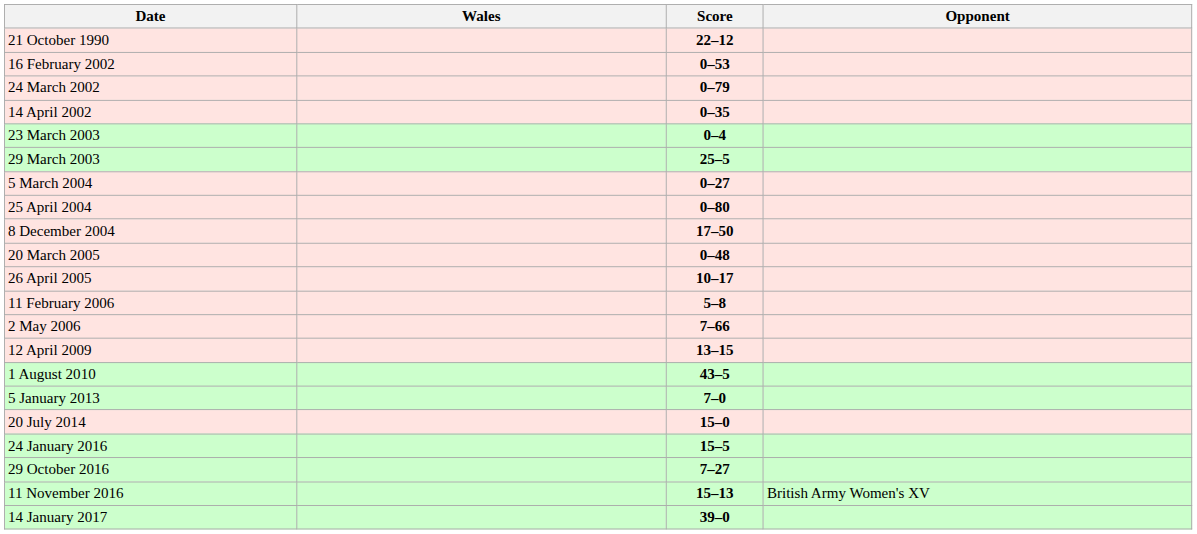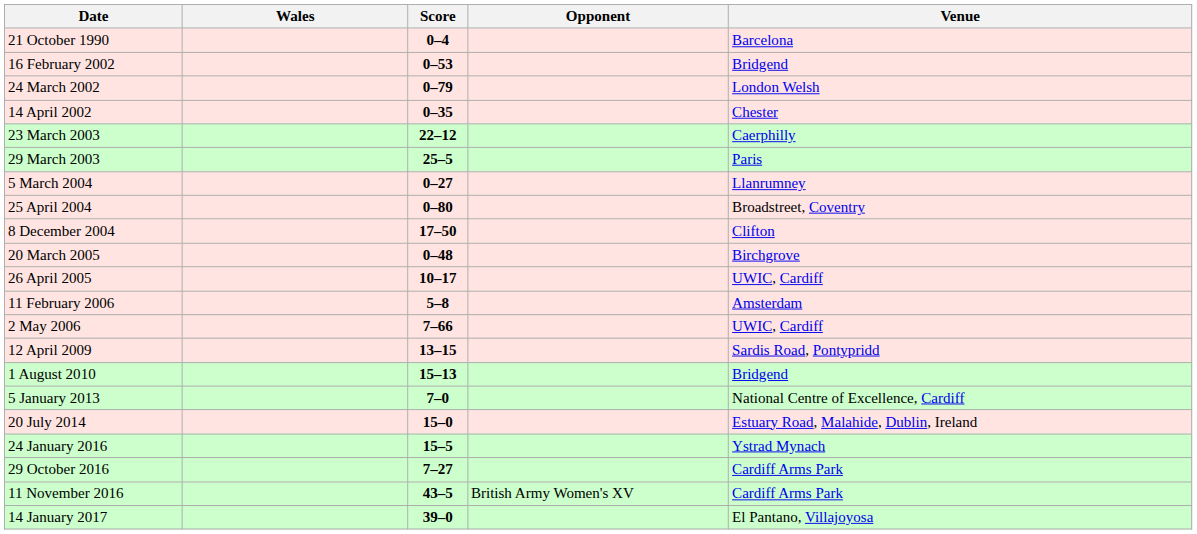+ column: (960, 16)
(715, 40) 22–12 -> (438, 40) 0–4
(715, 135) 0–4 -> (438, 135) 22–12
(715, 374) 43–5 -> (438, 374) 15–13
(715, 493) 15–13 -> (438, 493) 43–5
